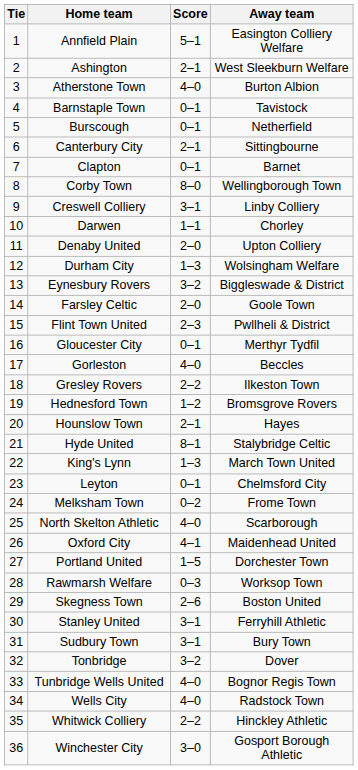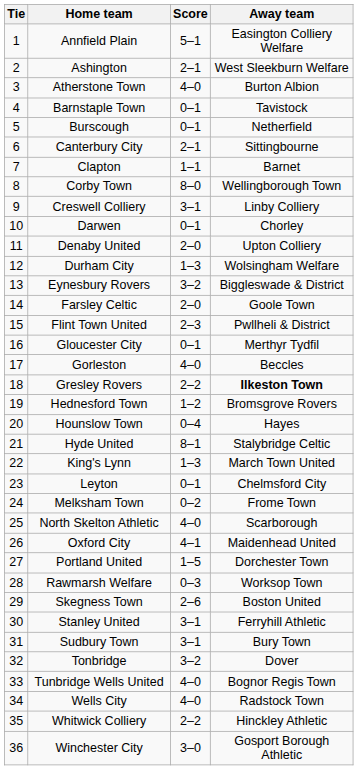(190, 166) 0–1 -> (190, 166) 1–1
(190, 226) 1–1 -> (190, 226) 0–1
(282, 384) normal -> (282, 384) bold
(190, 424) 2–1 -> (190, 424) 0–4
